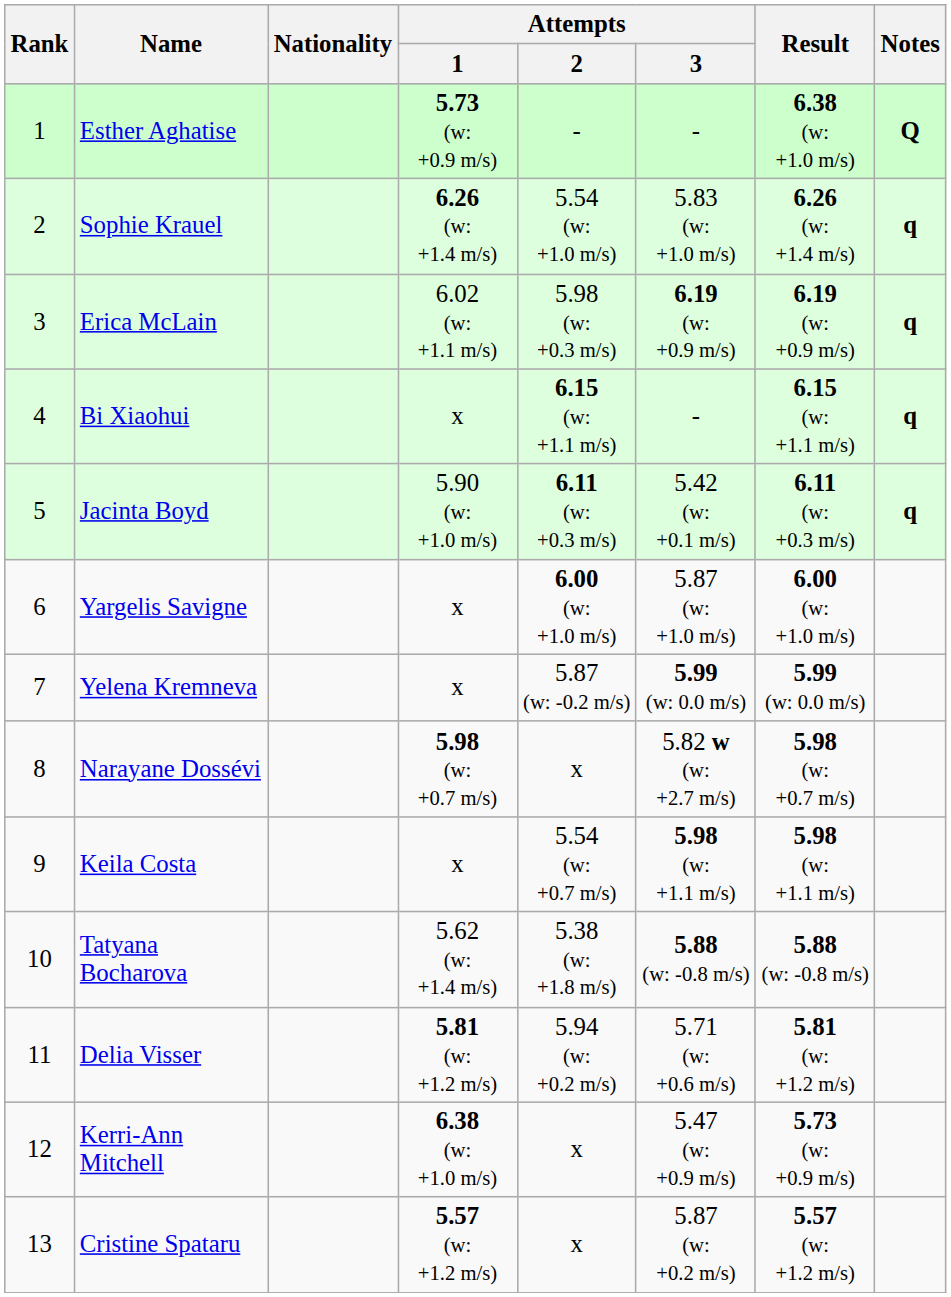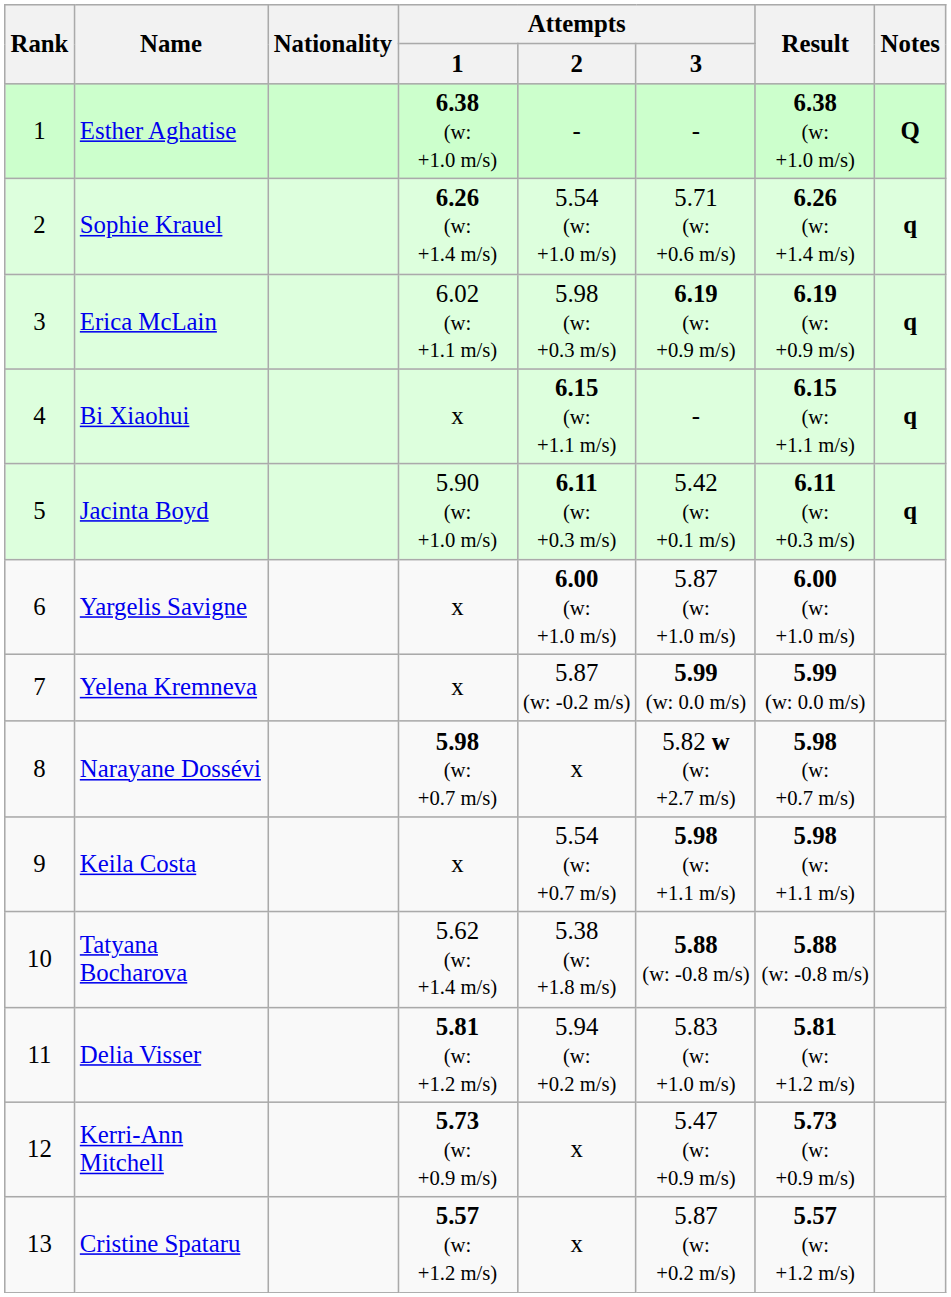(457, 130) 5.73 (w: +0.9 m/s) -> (457, 130) 6.38 (w: +1.0 m/s)
(696, 225) 5.83 (w: +1.0 m/s) -> (696, 225) 5.71 (w: +0.6 m/s)
(696, 1054) 5.71 (w: +0.6 m/s) -> (696, 1054) 5.83 (w: +1.0 m/s)
(457, 1149) 6.38 (w: +1.0 m/s) -> (457, 1149) 5.73 (w: +0.9 m/s)
